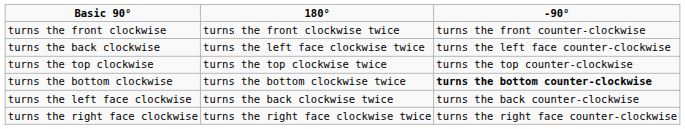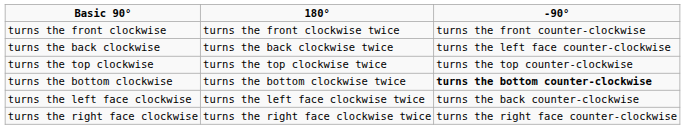(314, 47) turns the left face clockwise twice -> (298, 47) turns the back clockwise twice
(298, 99) turns the back clockwise twice -> (314, 99) turns the left face clockwise twice
